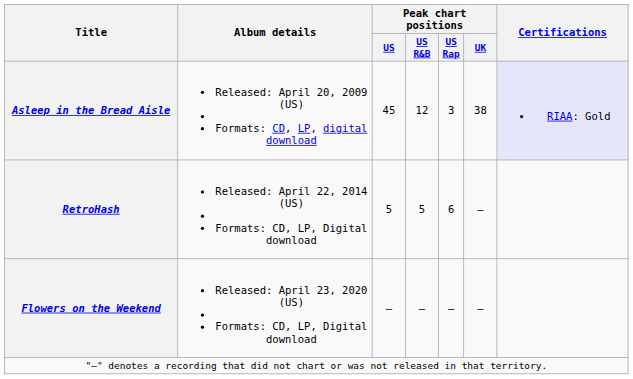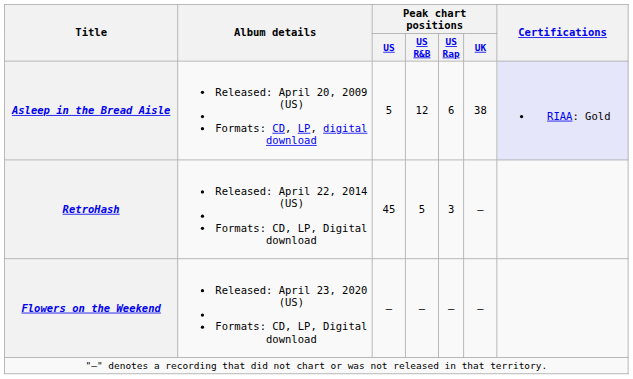(389, 110) 45 -> (389, 110) 5
(451, 110) 3 -> (451, 110) 6
(389, 209) 5 -> (389, 209) 45
(451, 209) 6 -> (451, 209) 3
